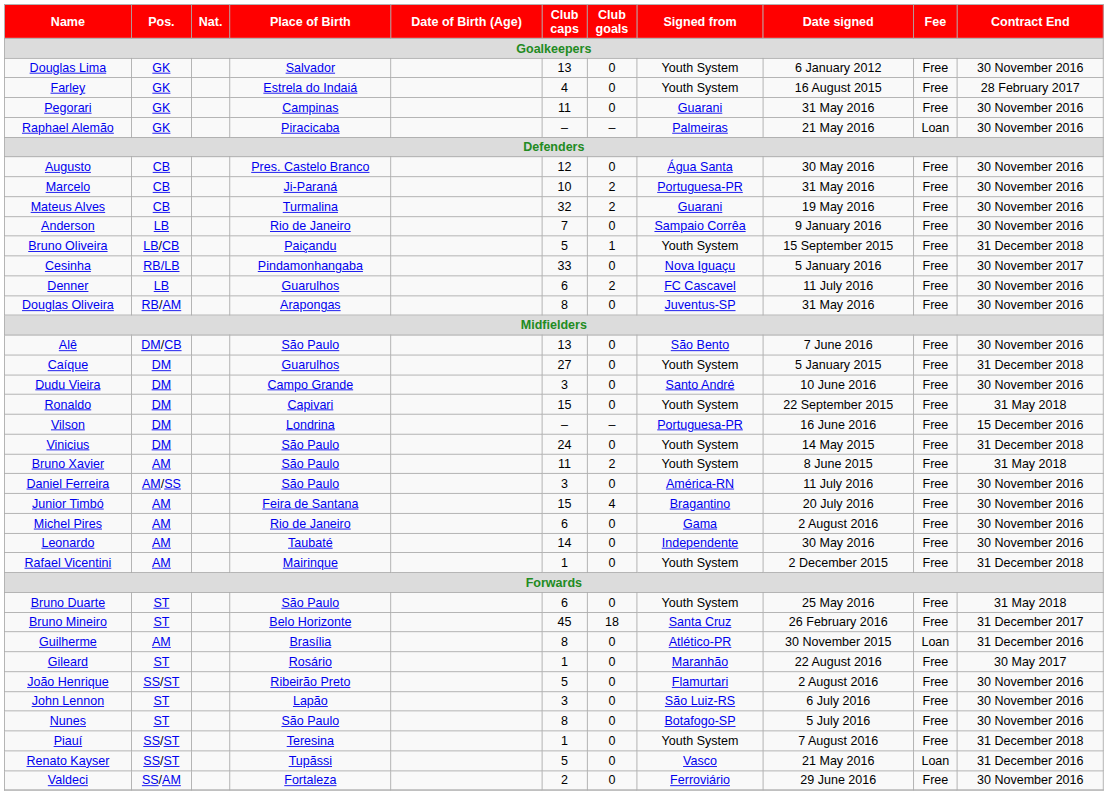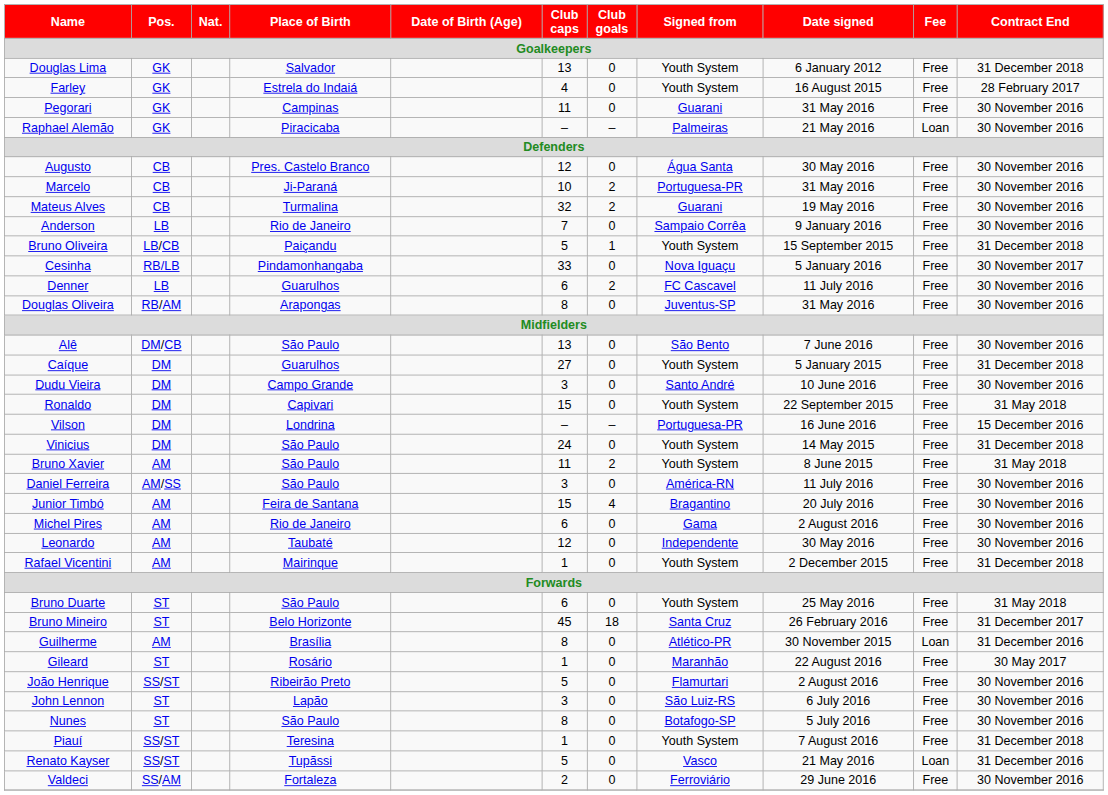(1030, 68) 30 November 2016 -> (1030, 68) 31 December 2018
(565, 543) 14 -> (565, 543) 12
